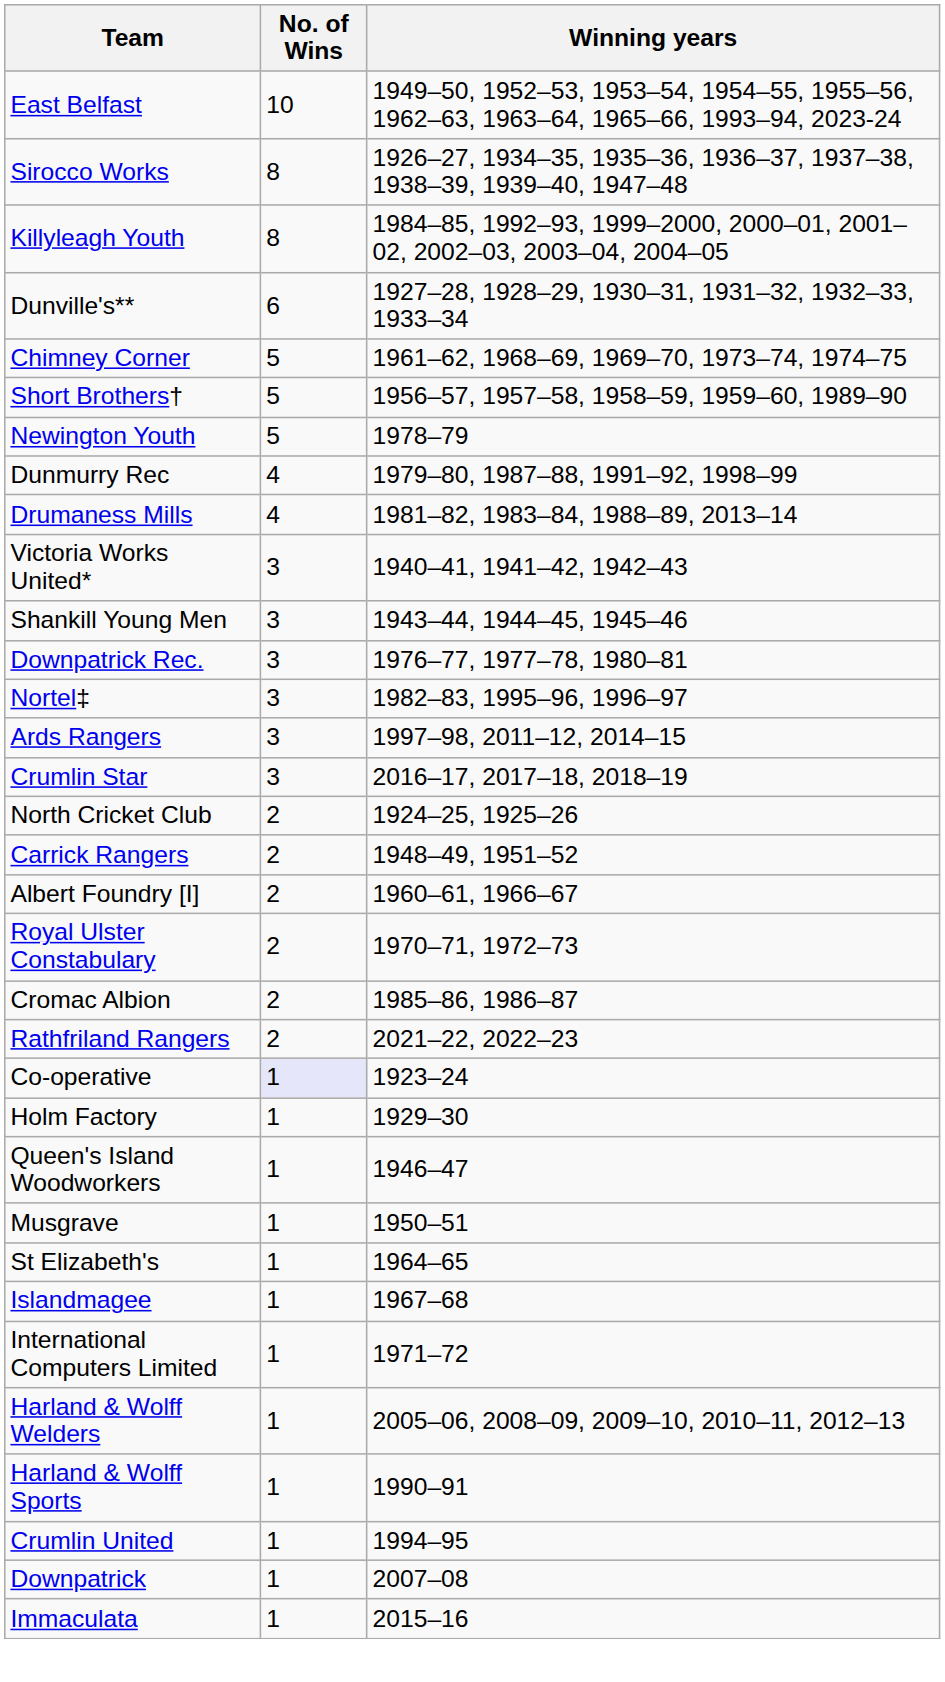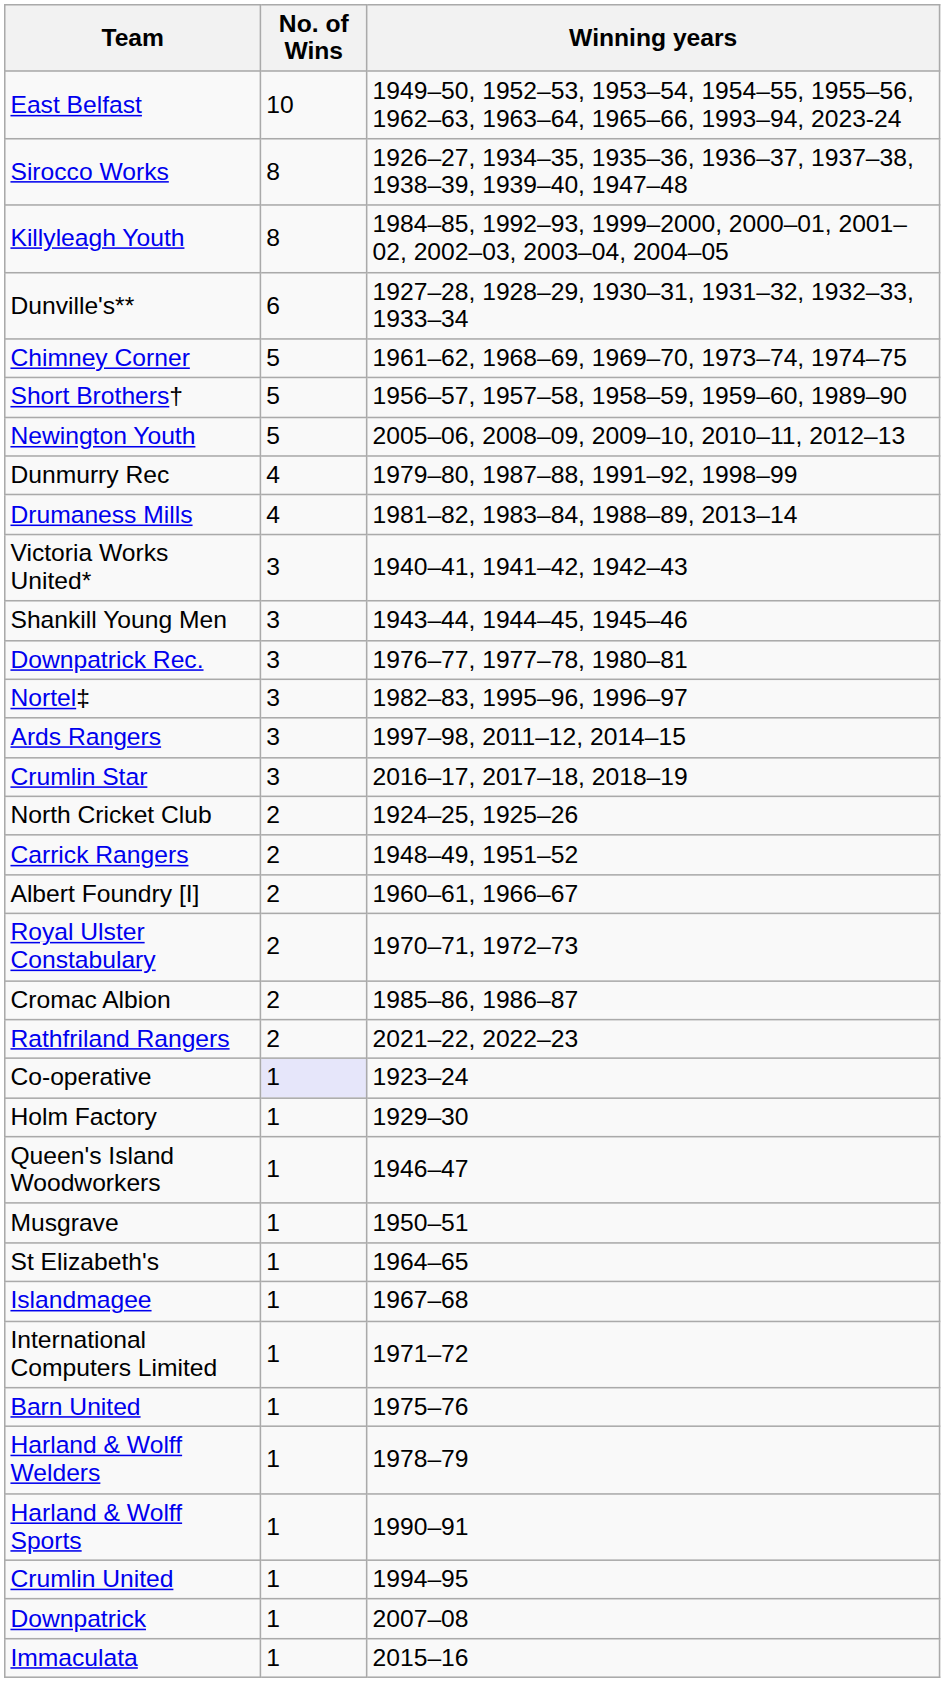(421, 436) 1978–79 -> (639, 436) 2005–06, 2008–09, 2009–10, 2010–11, 2012–13
+ row: (76, 1406)
(639, 1420) 2005–06, 2008–09, 2009–10, 2010–11, 2012–13 -> (421, 1459) 1978–79
